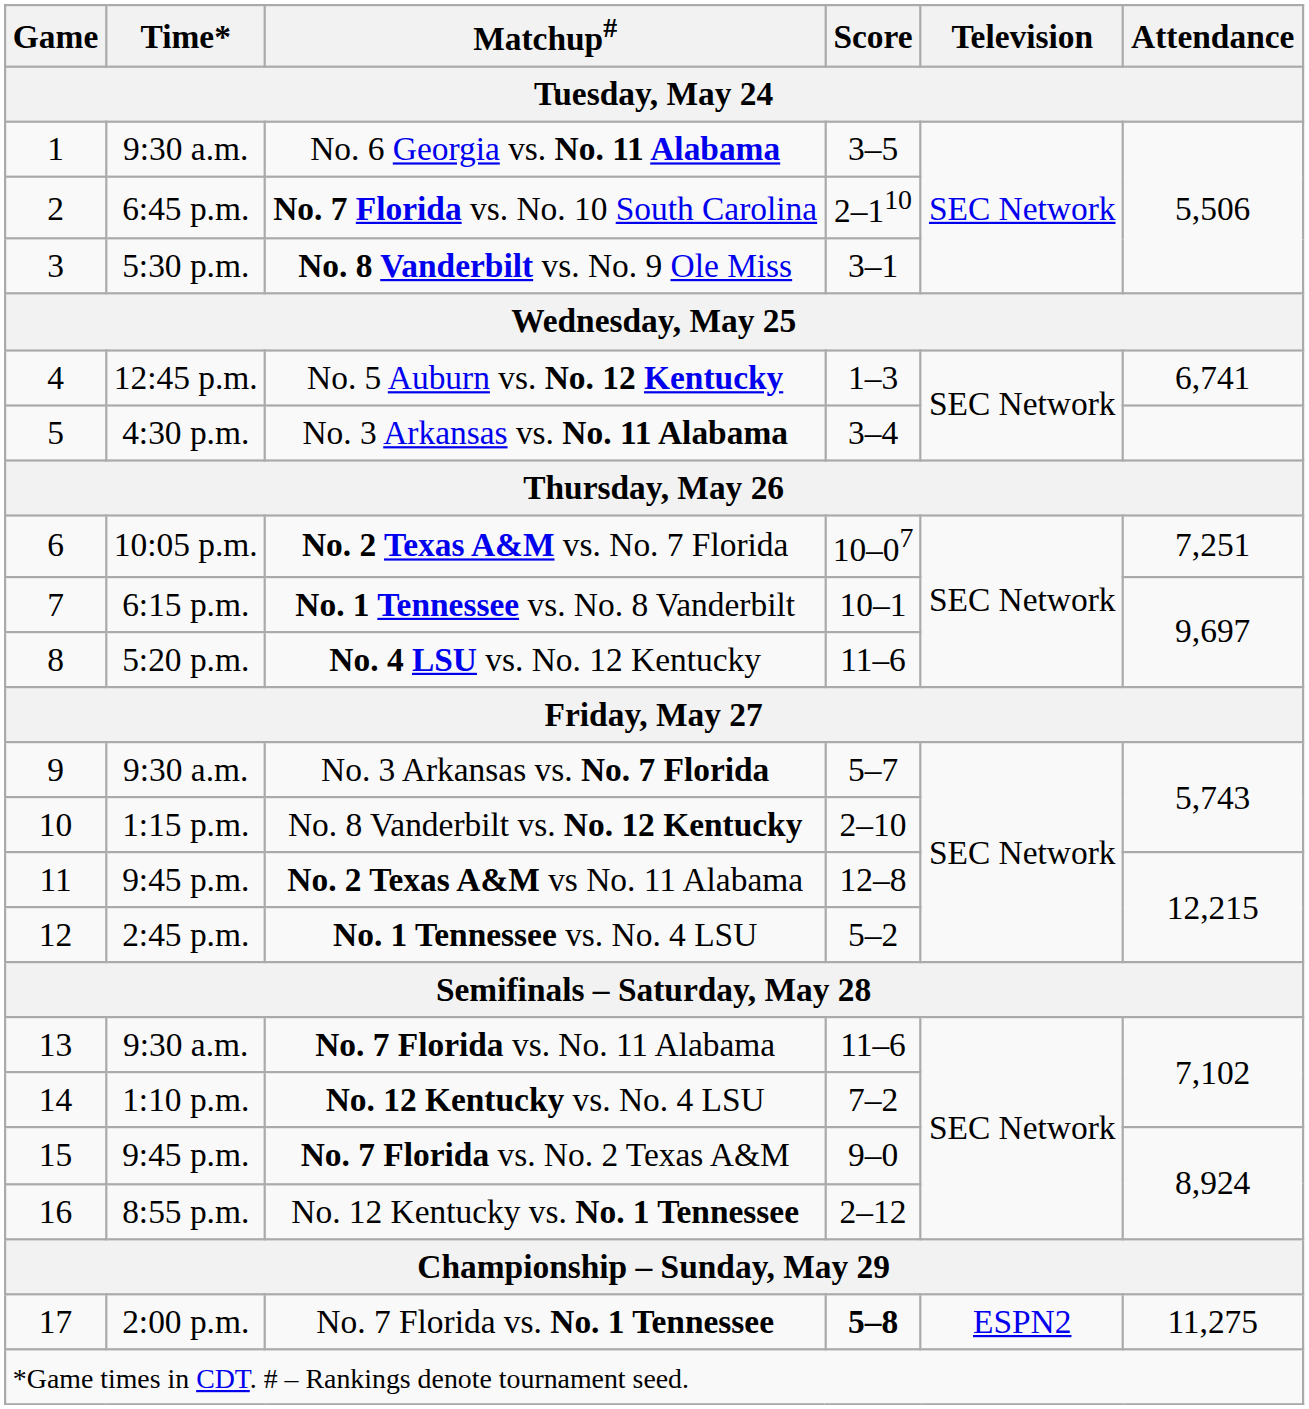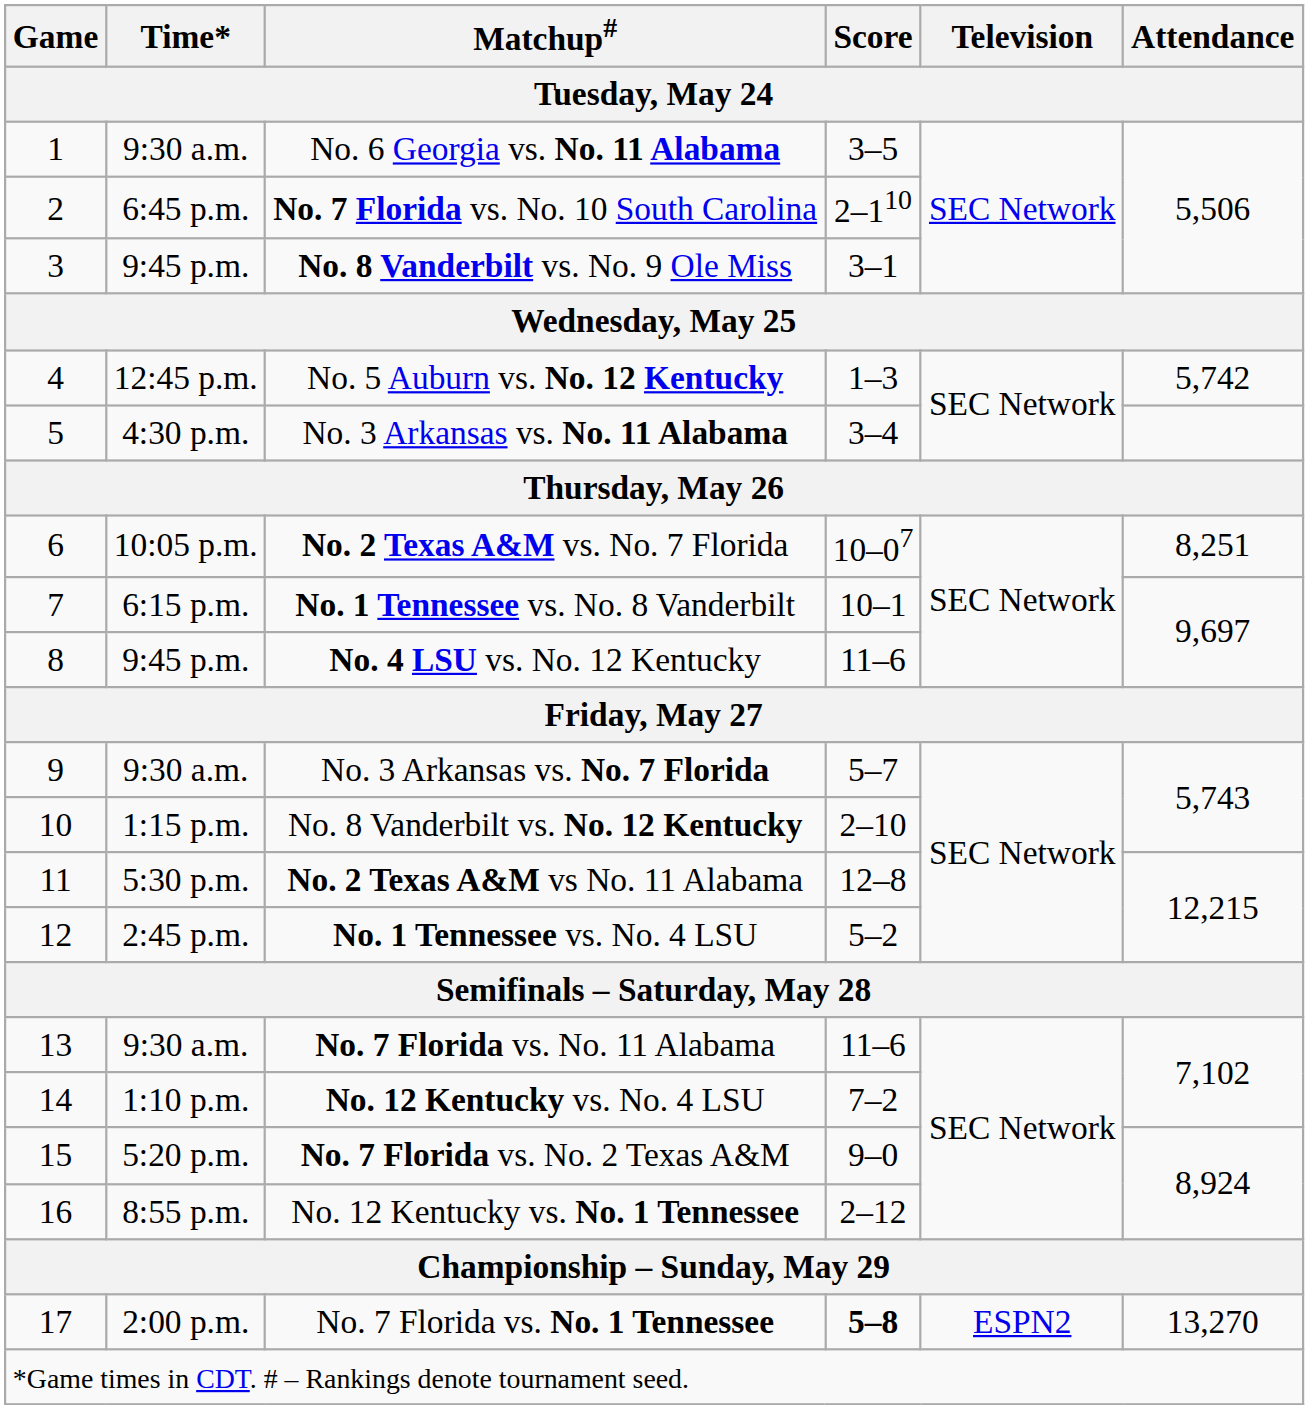(186, 266) 5:30 p.m. -> (186, 266) 9:45 p.m.
(1213, 376) 6,741 -> (1213, 376) 5,742
(1213, 545) 7,251 -> (1213, 545) 8,251
(186, 658) 5:20 p.m. -> (186, 658) 9:45 p.m.
(186, 879) 9:45 p.m. -> (186, 879) 5:30 p.m.
(186, 1155) 9:45 p.m. -> (186, 1155) 5:20 p.m.
(1213, 1320) 11,275 -> (1213, 1320) 13,270
